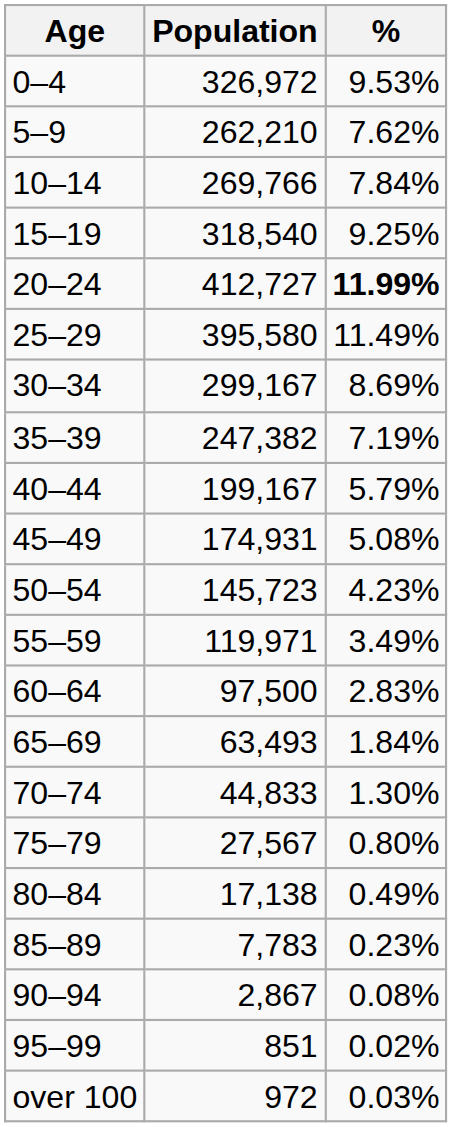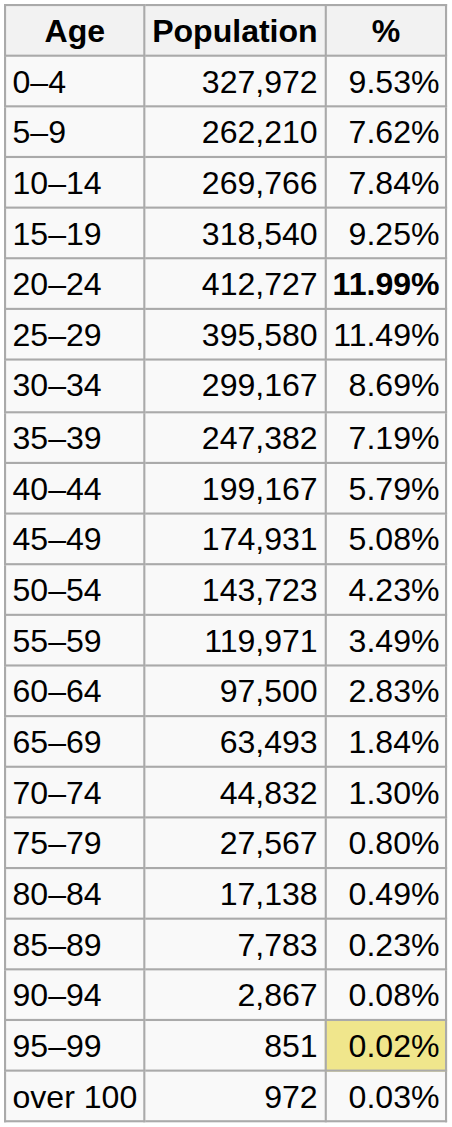(260, 81) 326,972 -> (260, 81) 327,972
(260, 589) 145,723 -> (260, 589) 143,723
(269, 792) 44,833 -> (269, 792) 44,832
(394, 1046) no background -> (394, 1046) khaki background
